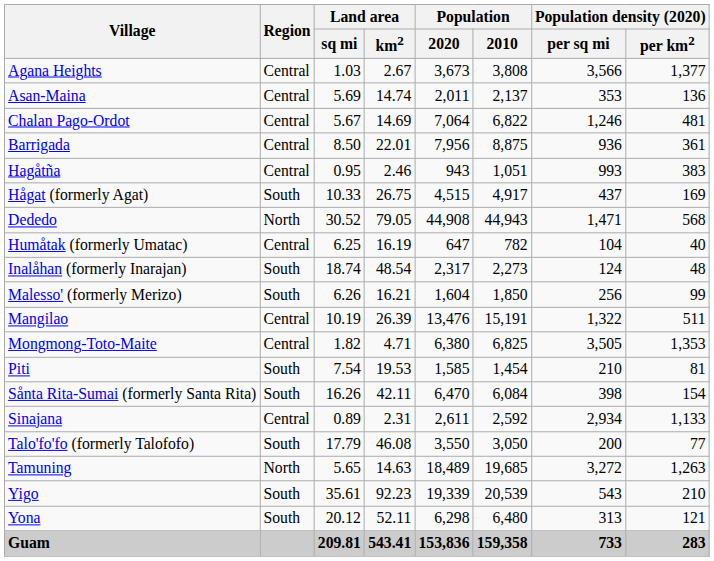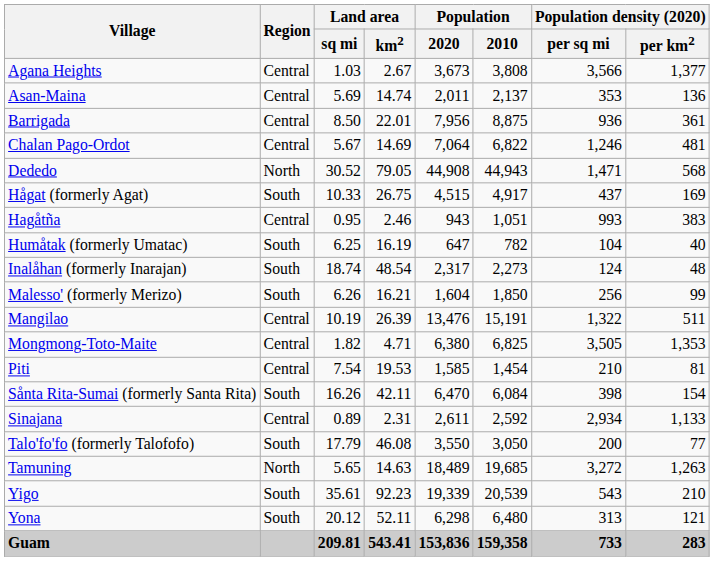rows swapped: (39, 145) <-> (69, 120)
rows swapped: (32, 220) <-> (34, 170)
(287, 244) Central -> (282, 244) South
(282, 369) South -> (287, 369) Central
